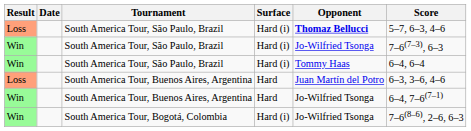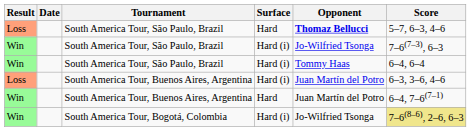(273, 28) Hard (i) -> (267, 28) Hard
(267, 80) Hard -> (273, 80) Hard (i)
(334, 97) Jo-Wilfried Tsonga -> (340, 97) Juan Martín del Potro
(426, 116) no background -> (426, 116) khaki background
